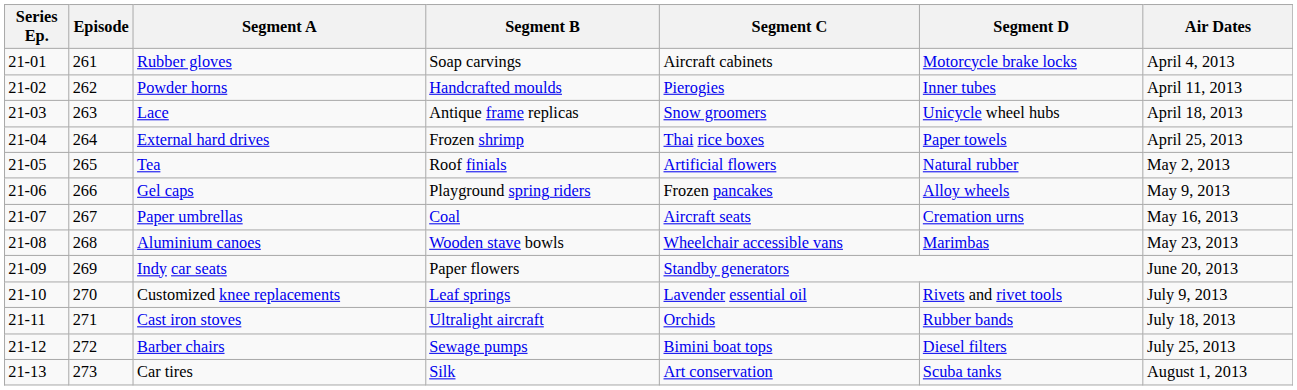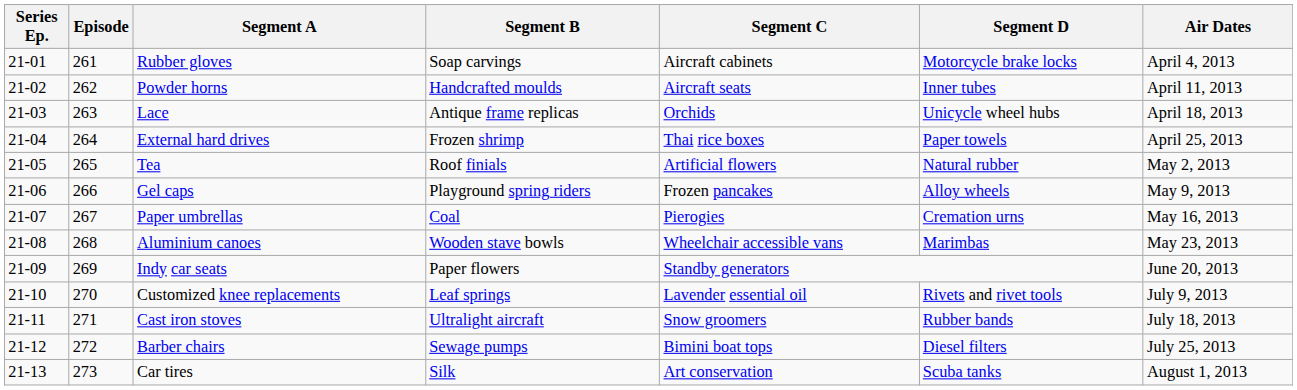(694, 87) Pierogies -> (707, 87) Aircraft seats
(715, 113) Snow groomers -> (689, 113) Orchids
(707, 216) Aircraft seats -> (694, 216) Pierogies
(689, 320) Orchids -> (715, 320) Snow groomers
